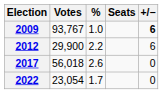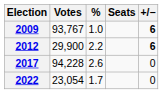(153, 46) normal -> (153, 46) bold
(68, 63) 56,018 -> (68, 63) 94,228
